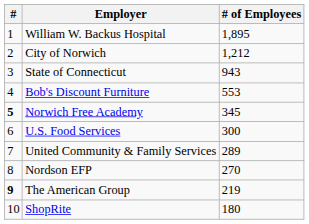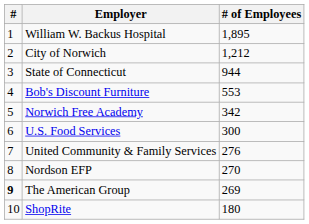(231, 72) 943 -> (231, 72) 944
(10, 111) bold -> (10, 111) normal
(231, 111) 345 -> (231, 111) 342
(231, 151) 289 -> (231, 151) 276
(231, 190) 219 -> (231, 190) 269
